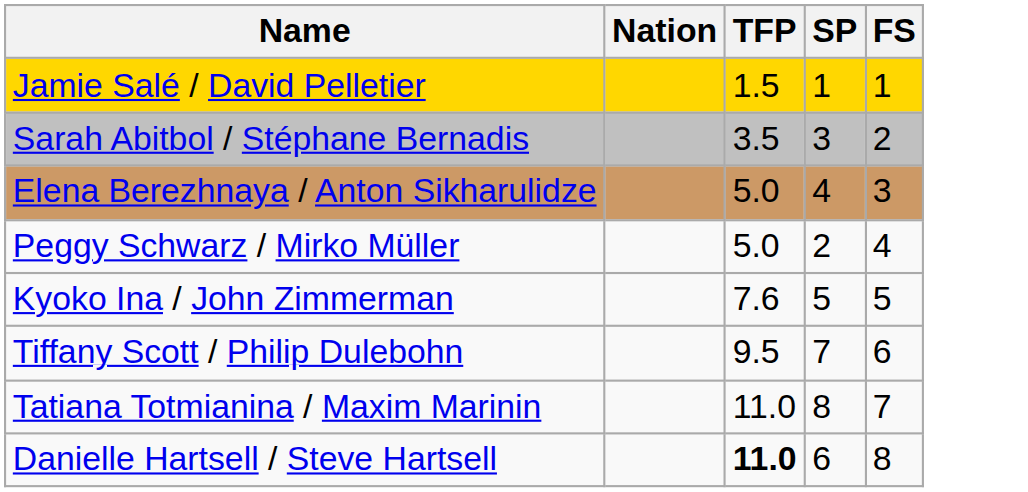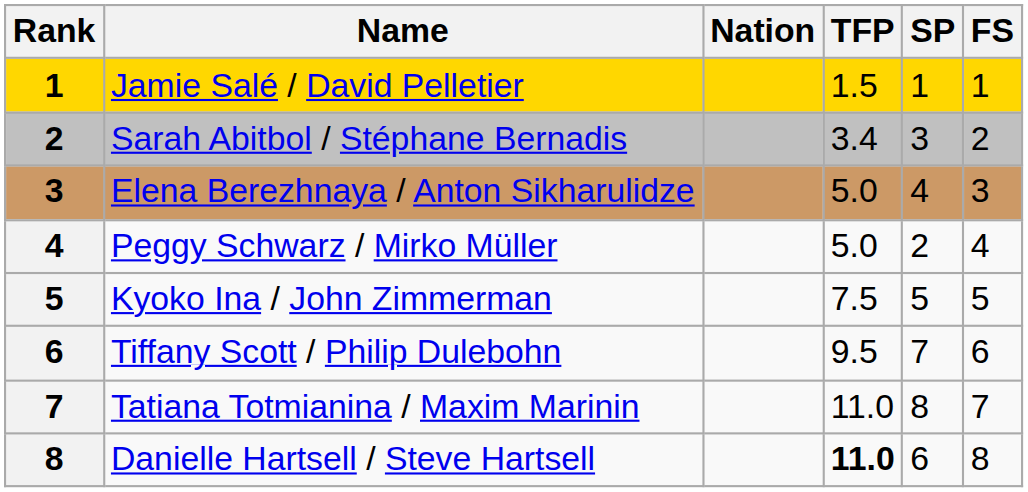+ column: (54, 31)
(756, 138) 3.5 -> (854, 138) 3.4
(756, 298) 7.6 -> (854, 298) 7.5
